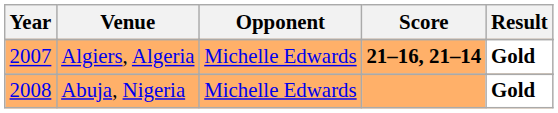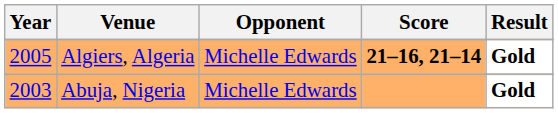(30, 56) 2007 -> (30, 56) 2005
(30, 90) 2008 -> (30, 90) 2003
